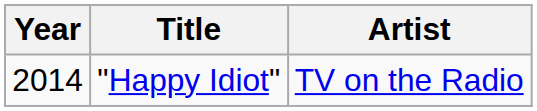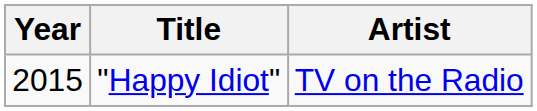(48, 79) 2014 -> (48, 79) 2015
